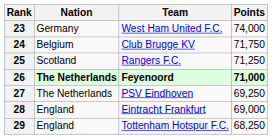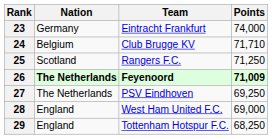(172, 28) West Ham United F.C. -> (164, 28) Eintracht Frankfurt
(249, 45) 71,750 -> (249, 45) 71,710
(249, 77) 71,000 -> (249, 77) 71,009
(164, 110) Eintracht Frankfurt -> (172, 110) West Ham United F.C.
